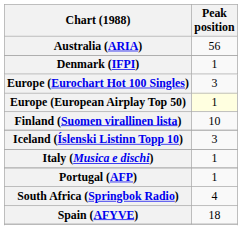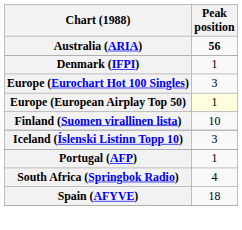(214, 45) normal -> (214, 45) bold
- row: (98, 158)
